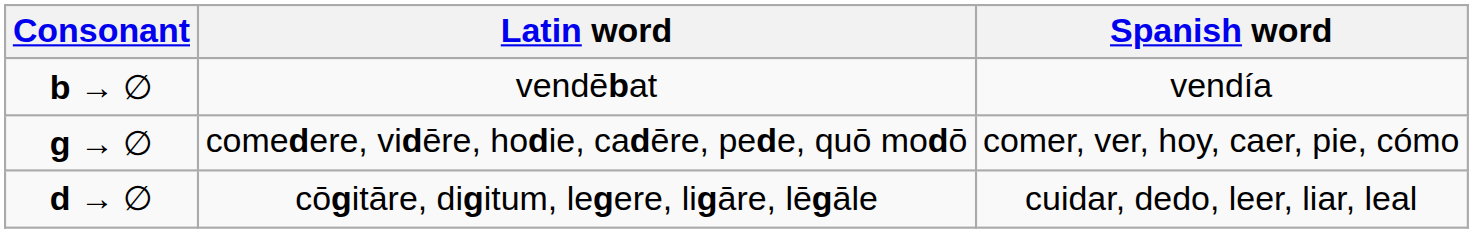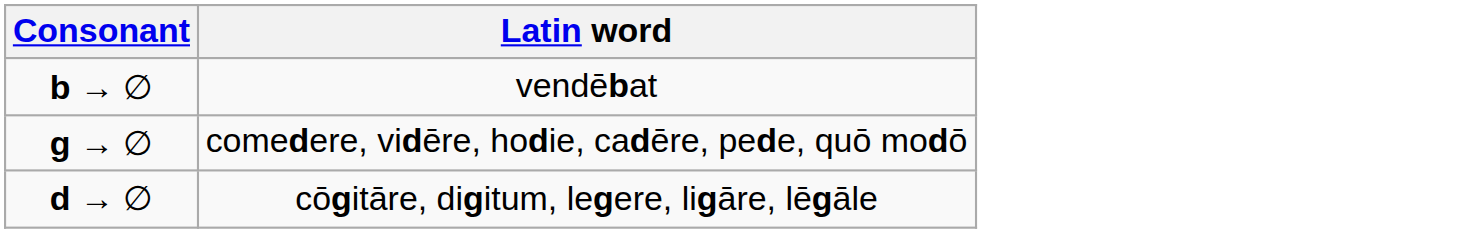- column: (1221, 31)
